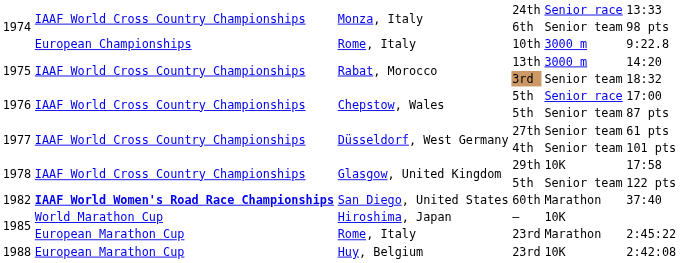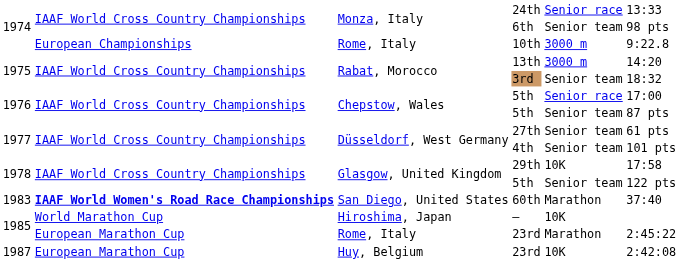(17, 200) 1982 -> (17, 200) 1983
(17, 252) 1988 -> (17, 252) 1987
